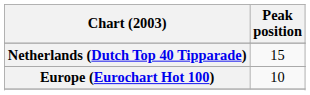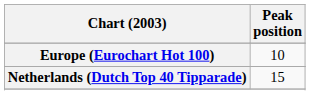rows swapped: (127, 77) <-> (127, 54)
